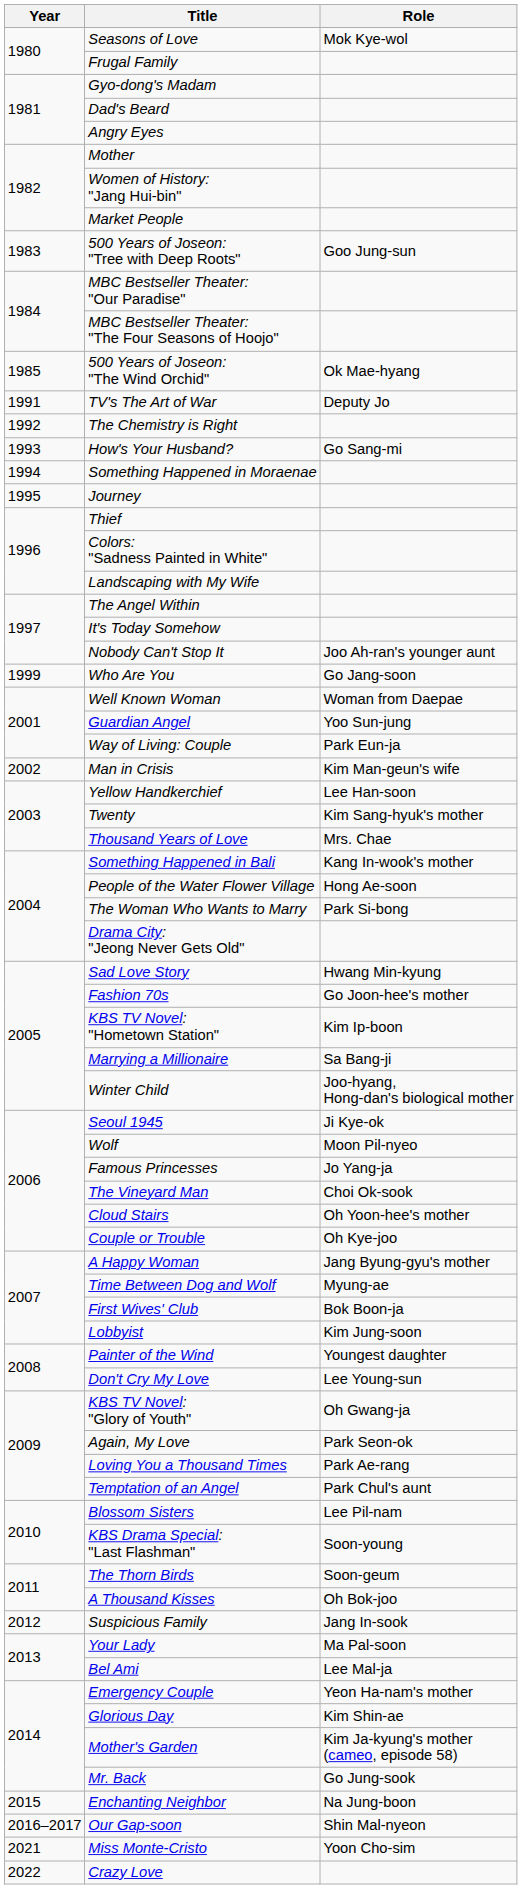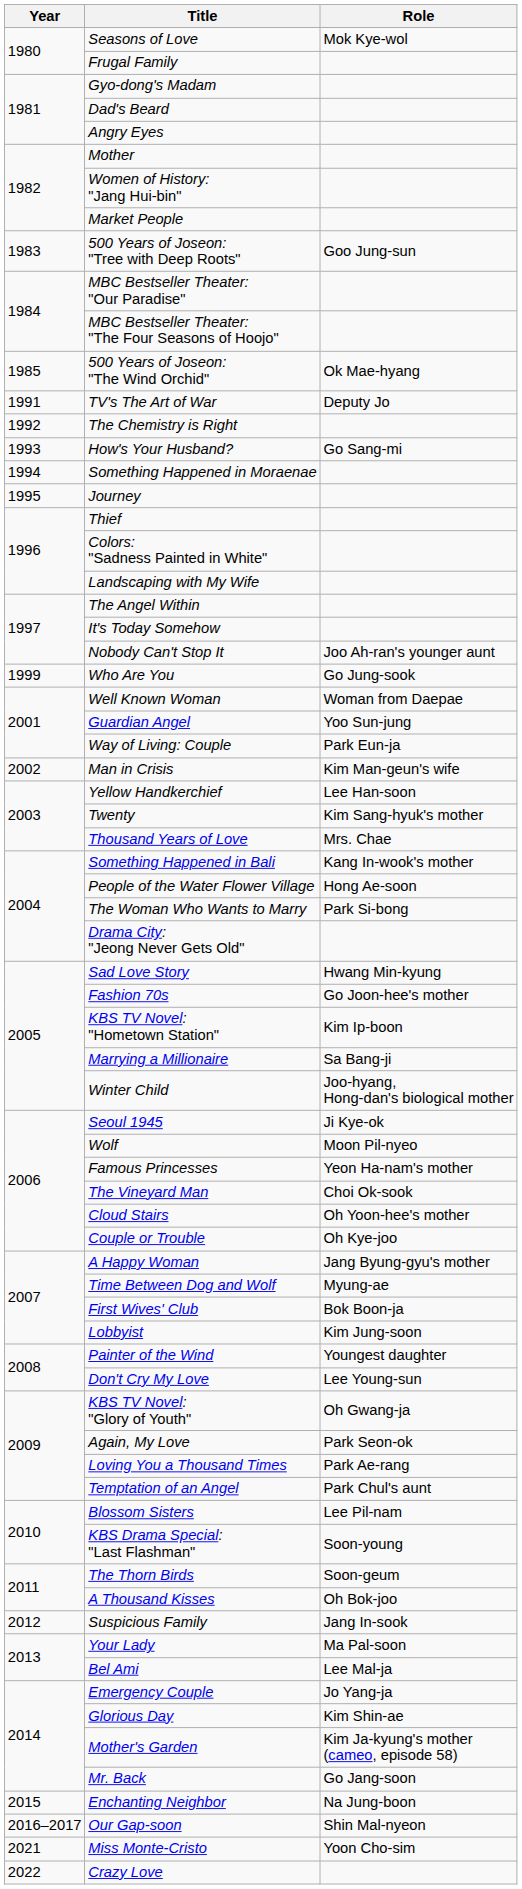(370, 675) Go Jang-soon -> (369, 675) Go Jung-sook
(358, 1169) Jo Yang-ja -> (398, 1169) Yeon Ha-nam's mother
(398, 1692) Yeon Ha-nam's mother -> (358, 1692) Jo Yang-ja
(369, 1779) Go Jung-sook -> (370, 1779) Go Jang-soon
